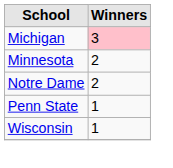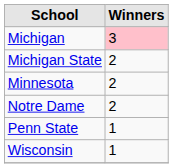+ row: (55, 60)
